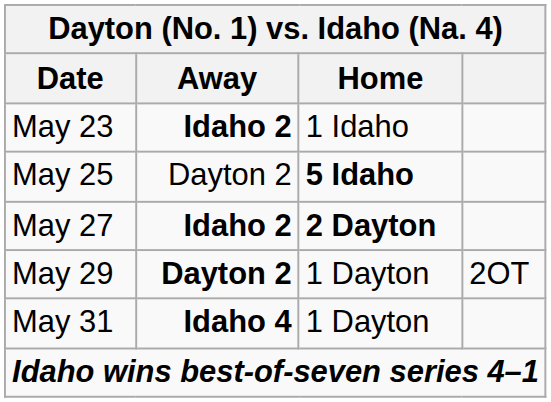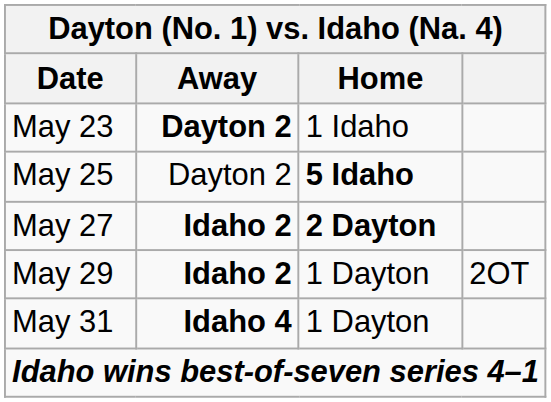(238, 126) Idaho 2 -> (226, 126) Dayton 2
(226, 273) Dayton 2 -> (238, 273) Idaho 2
